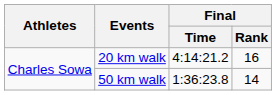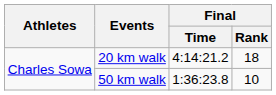(252, 58) 16 -> (252, 58) 18
(252, 80) 14 -> (252, 80) 10
